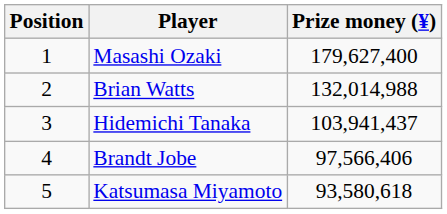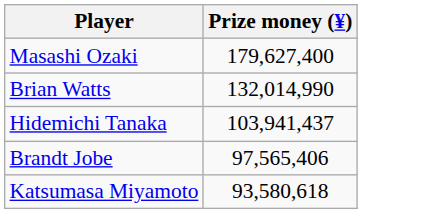- column: (47, 21)
(364, 89) 132,014,988 -> (280, 89) 132,014,990
(364, 157) 97,566,406 -> (280, 157) 97,565,406
